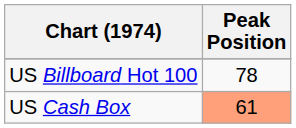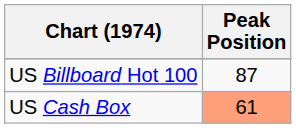(247, 75) 78 -> (247, 75) 87
